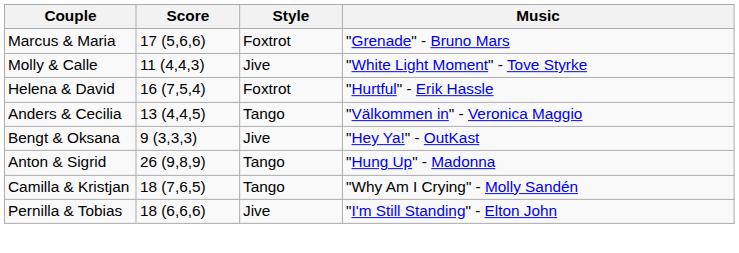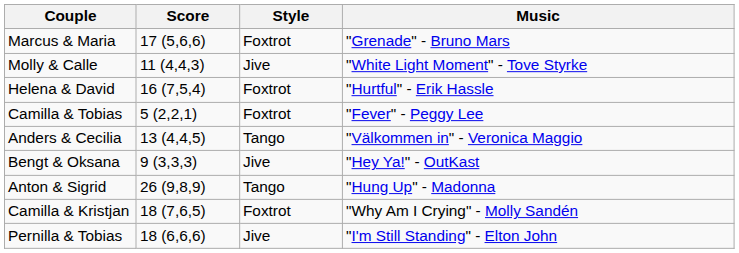+ row: (65, 114)
(264, 187) Tango -> (267, 211) Foxtrot
